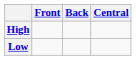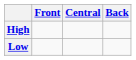columns swapped: (111, 13) <-> (77, 13)
